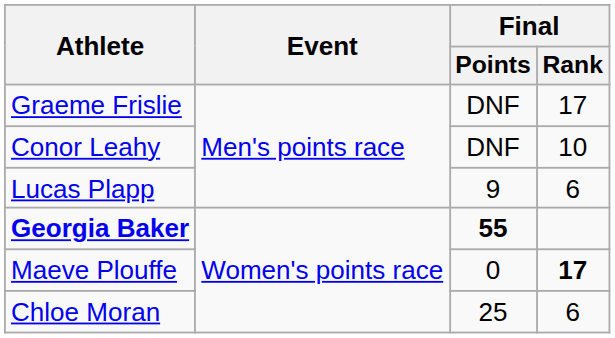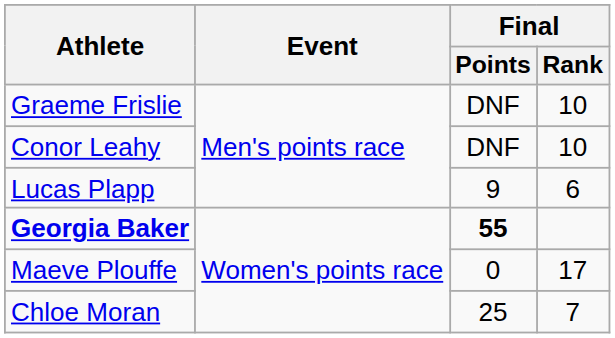(573, 106) 17 -> (573, 106) 10
(573, 271) bold -> (573, 271) normal
(573, 312) 6 -> (573, 312) 7
